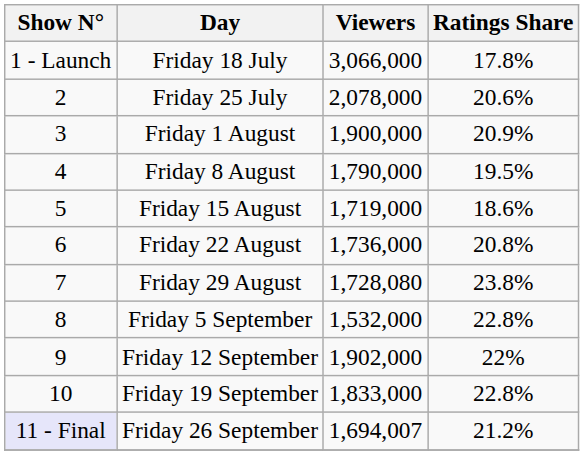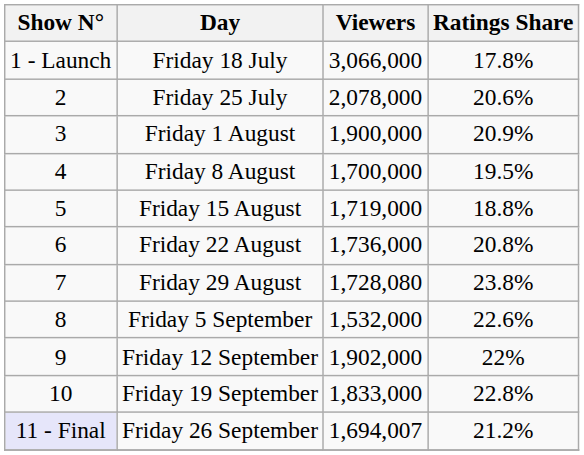(376, 171) 1,790,000 -> (376, 171) 1,700,000
(503, 208) 18.6% -> (503, 208) 18.8%
(503, 319) 22.8% -> (503, 319) 22.6%
